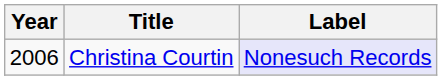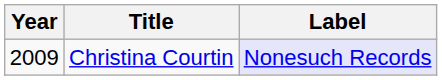(34, 57) 2006 -> (34, 57) 2009
